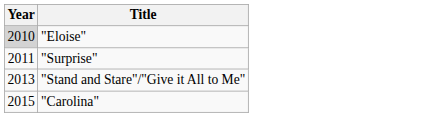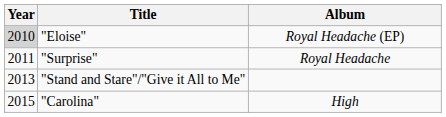+ column: (345, 15)
